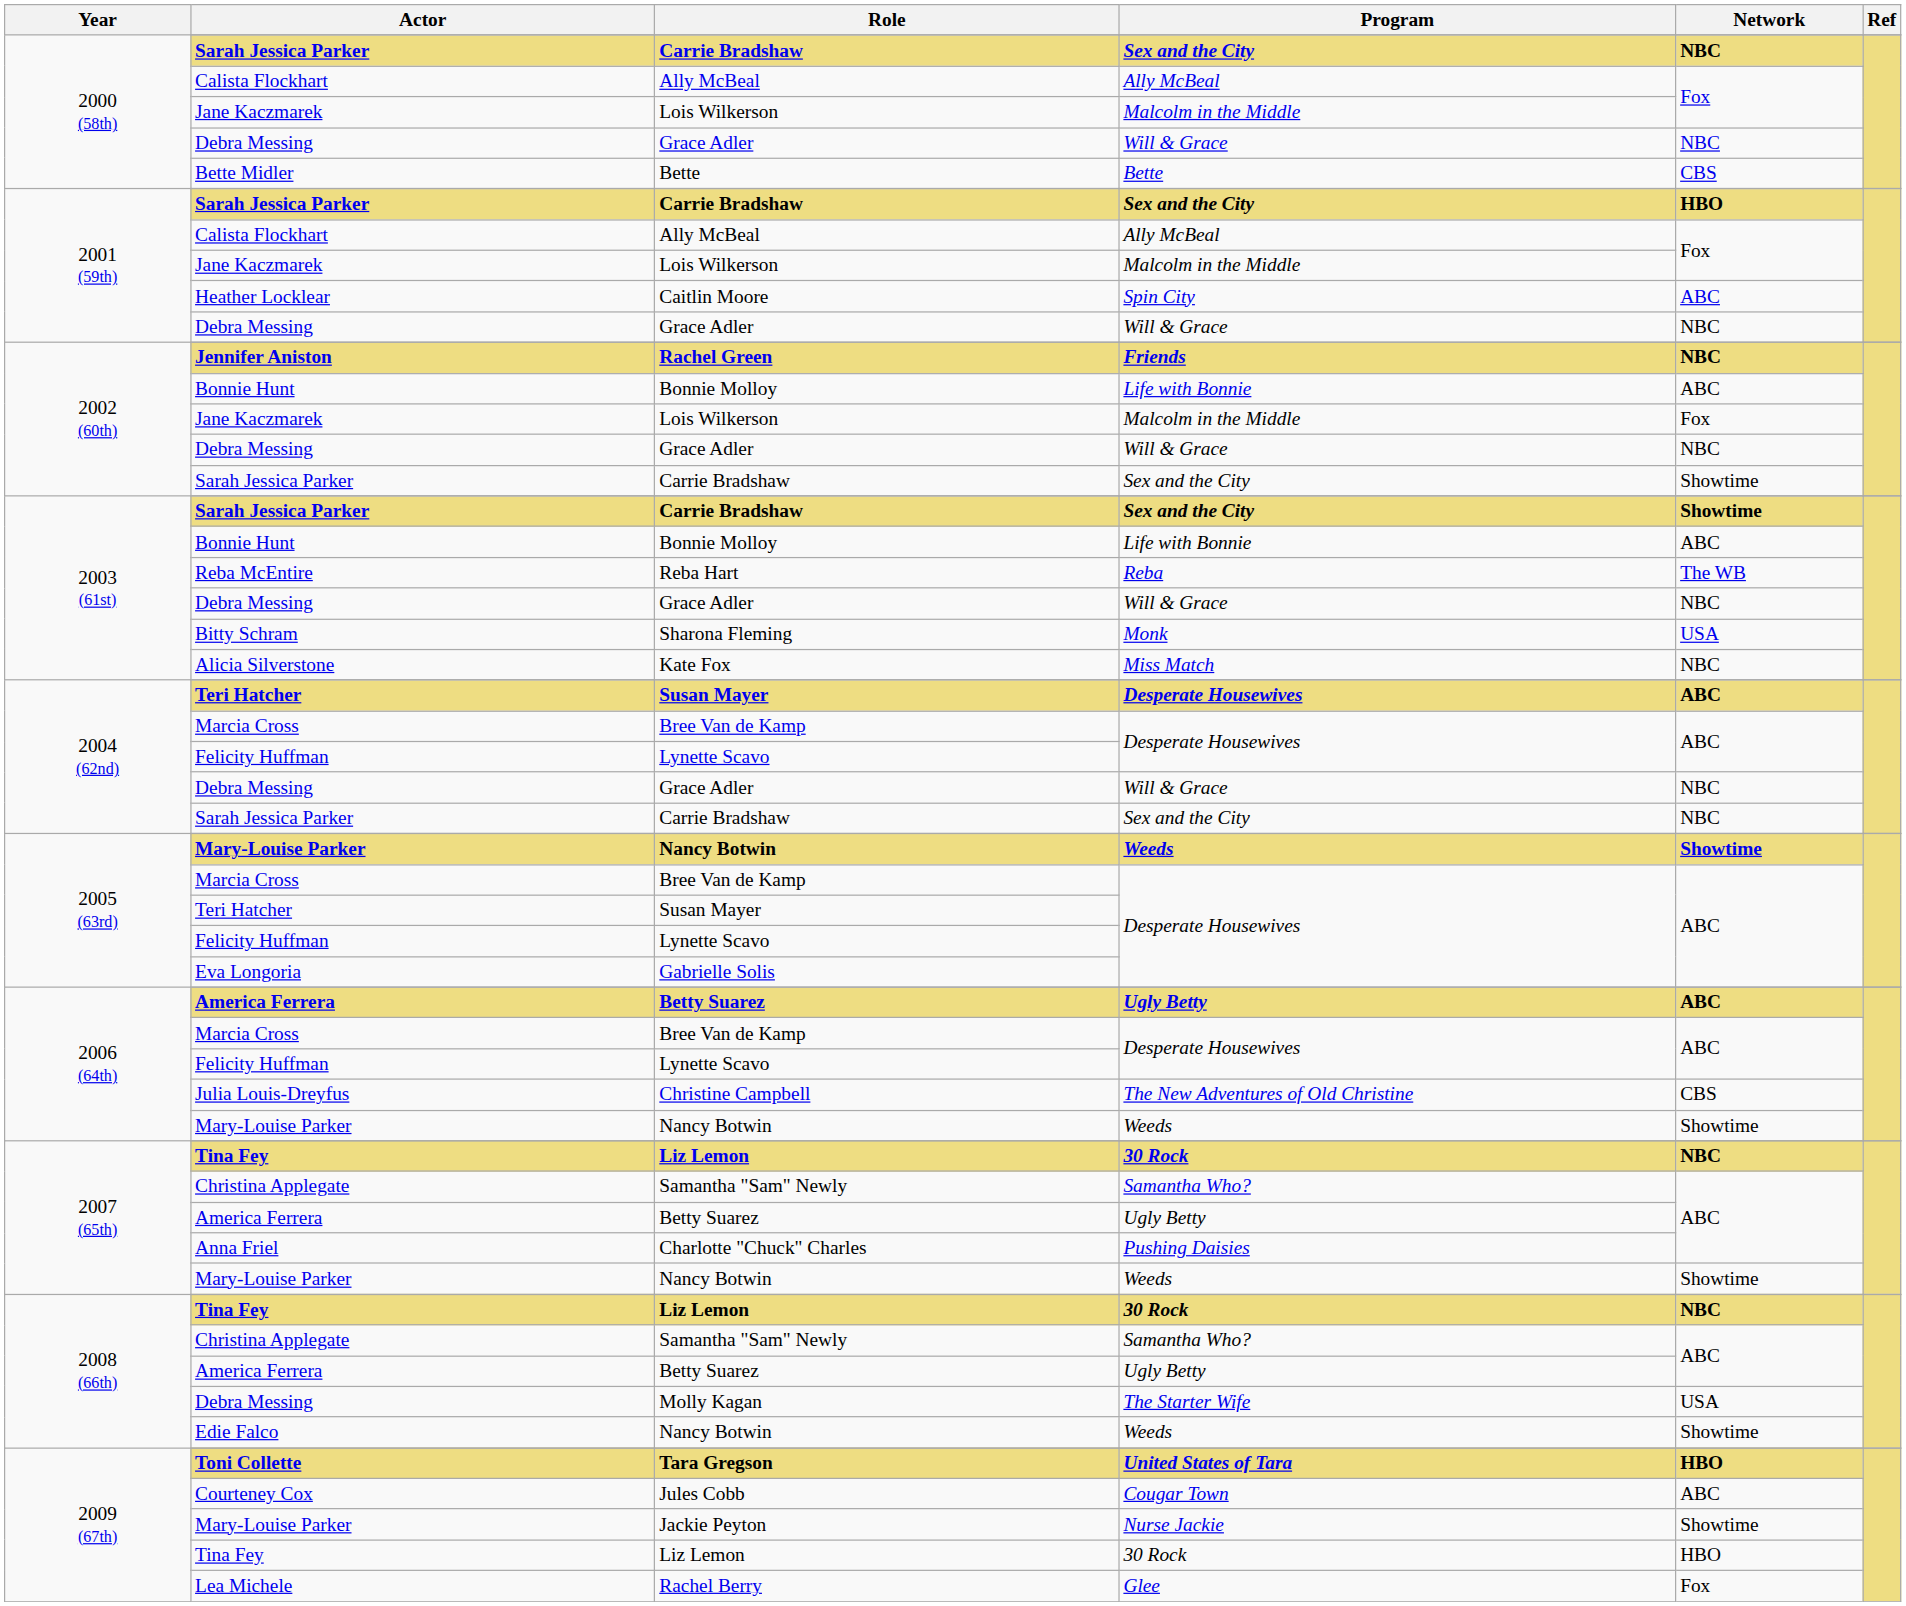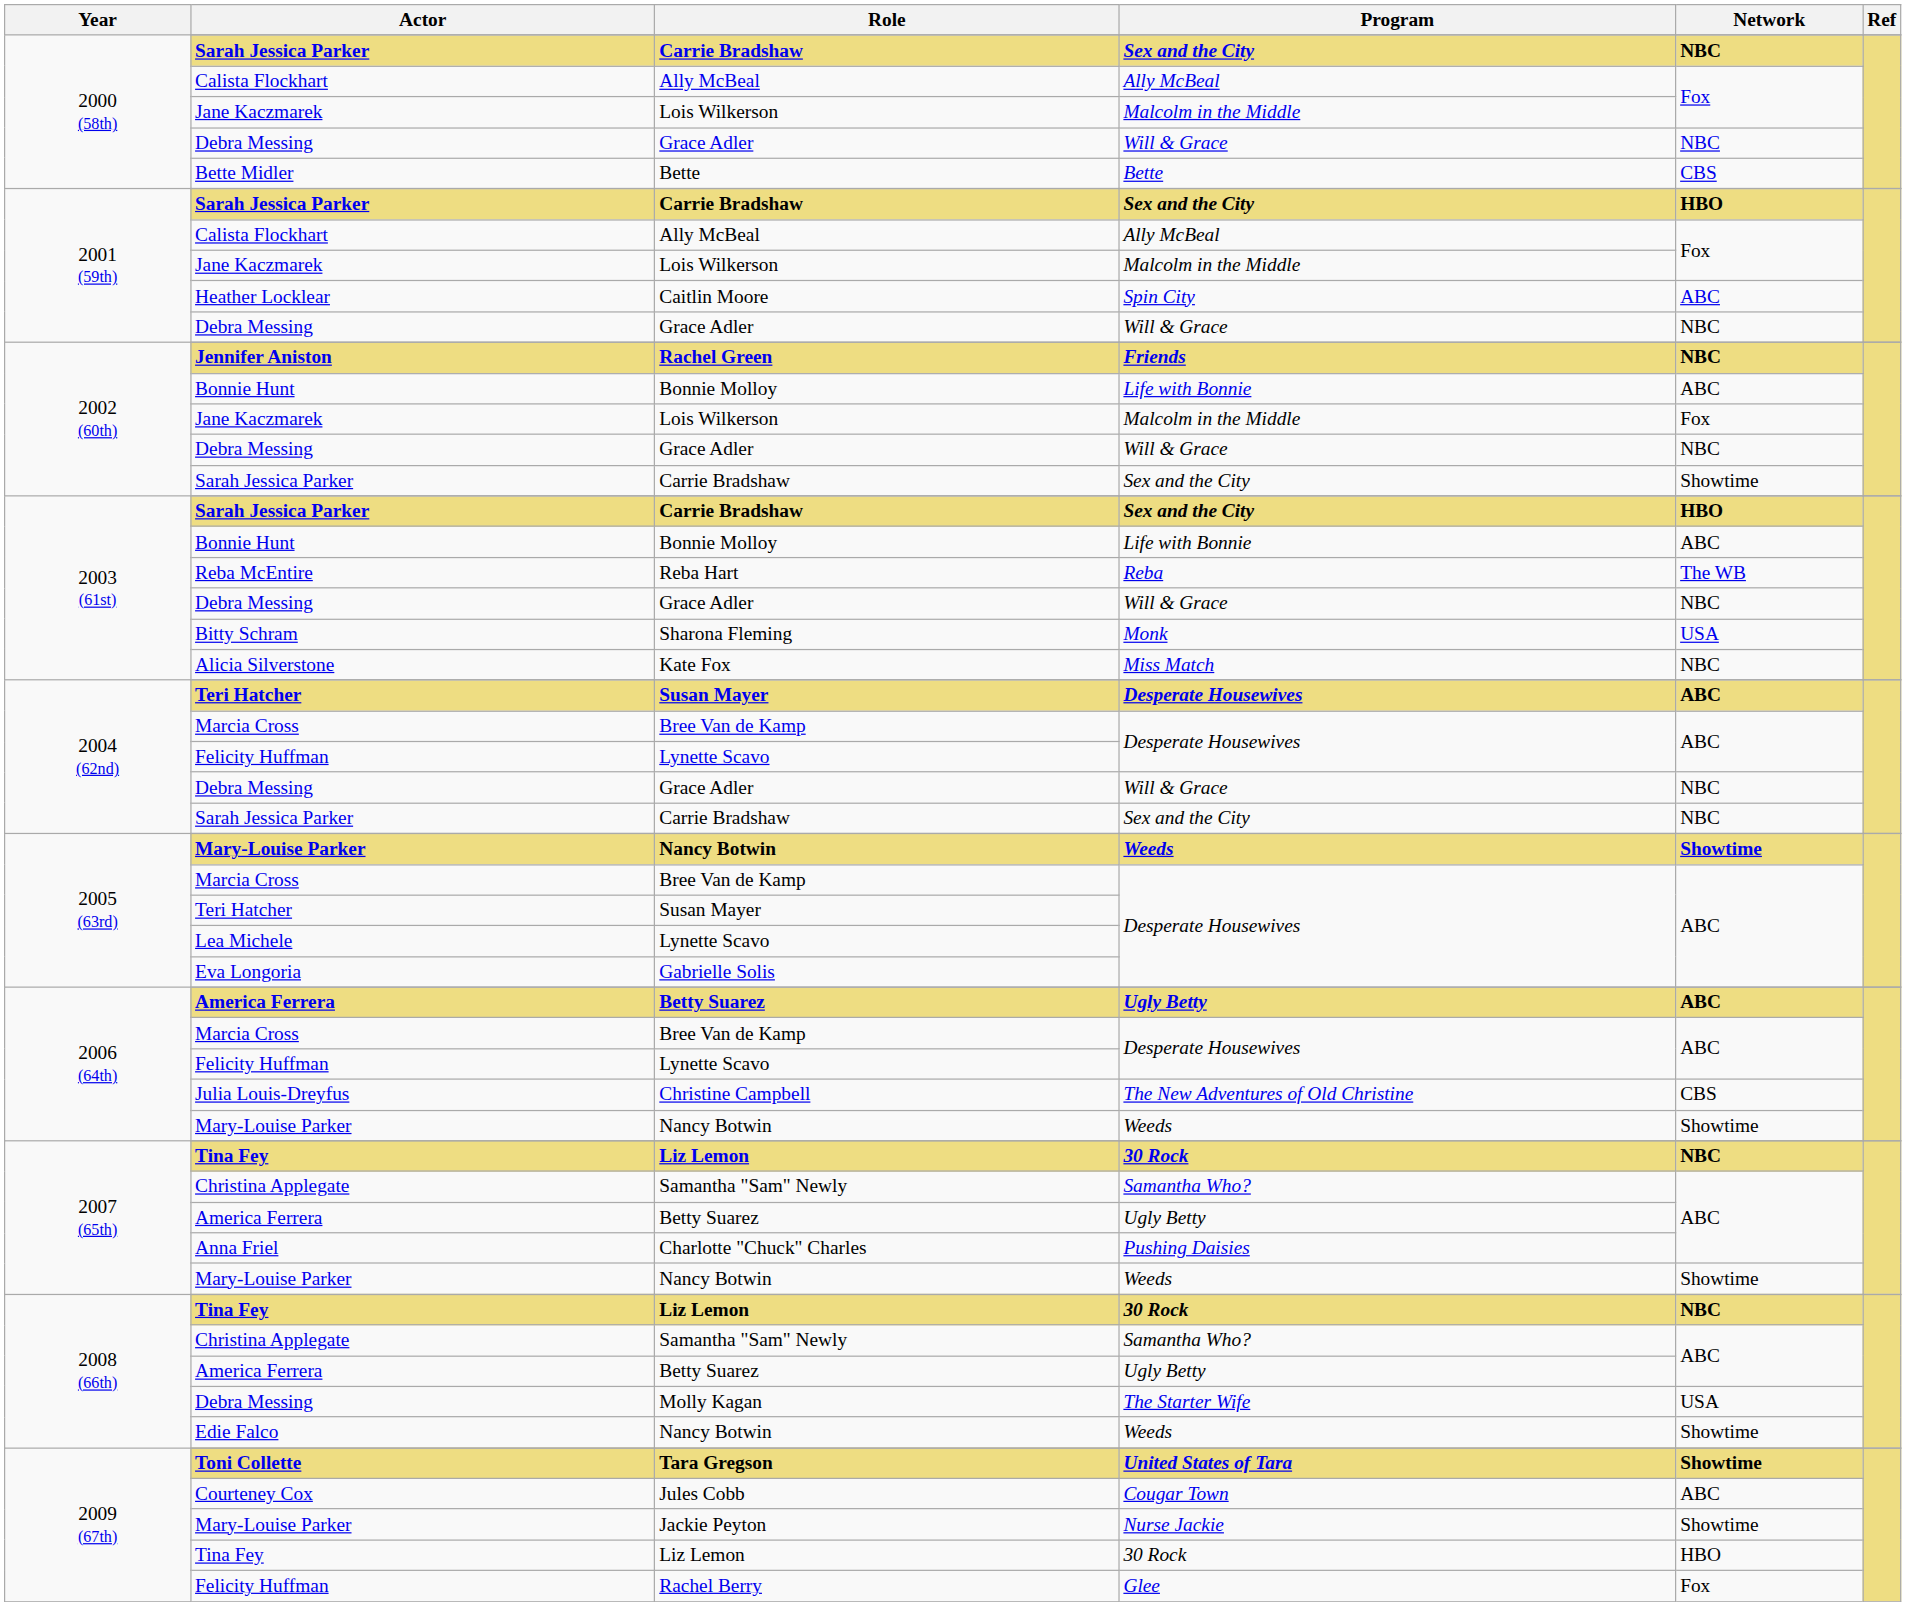(1721, 511) Showtime -> (1702, 511) HBO
(262, 940) Felicity Huffman -> (244, 940) Lea Michele
(1702, 1462) HBO -> (1721, 1462) Showtime
(244, 1585) Lea Michele -> (262, 1585) Felicity Huffman
